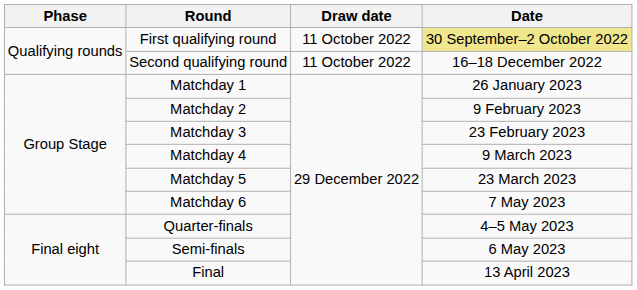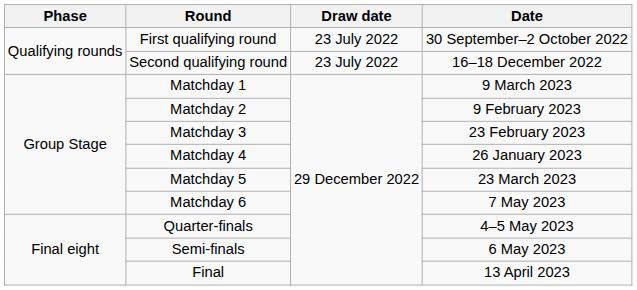(357, 39) 11 October 2022 -> (357, 39) 23 July 2022
(527, 39) khaki background -> (527, 39) no background
(357, 62) 11 October 2022 -> (357, 62) 23 July 2022
(527, 86) 26 January 2023 -> (527, 86) 9 March 2023
(527, 156) 9 March 2023 -> (527, 156) 26 January 2023
